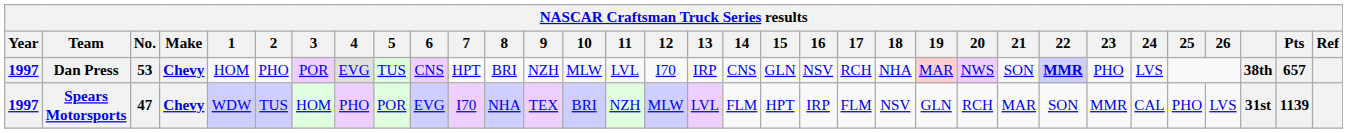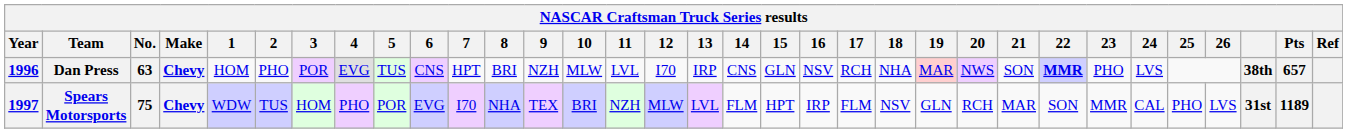(23, 69) 1997 -> (23, 69) 1996
(145, 69) 53 -> (145, 69) 63
(145, 105) 47 -> (145, 105) 75
(1294, 105) 1139 -> (1294, 105) 1189
